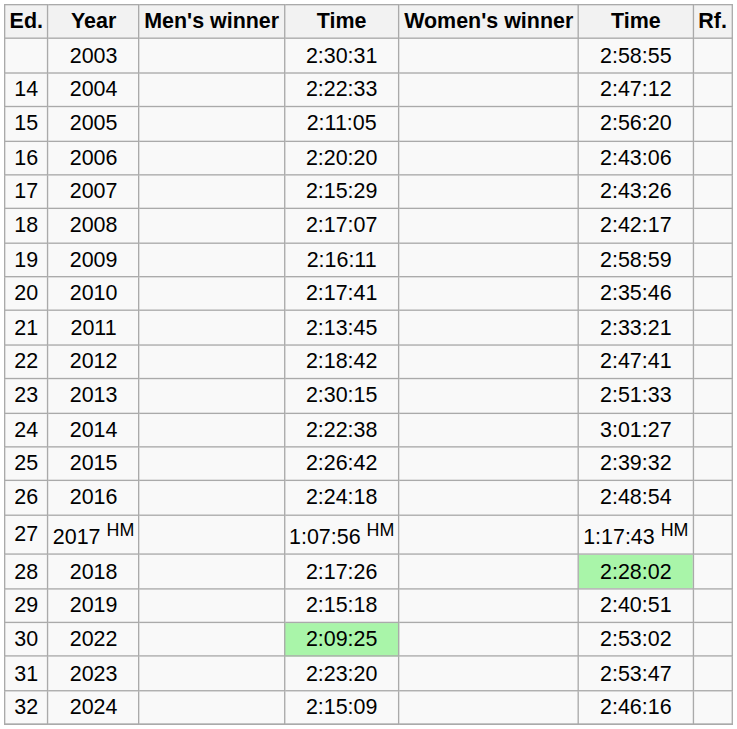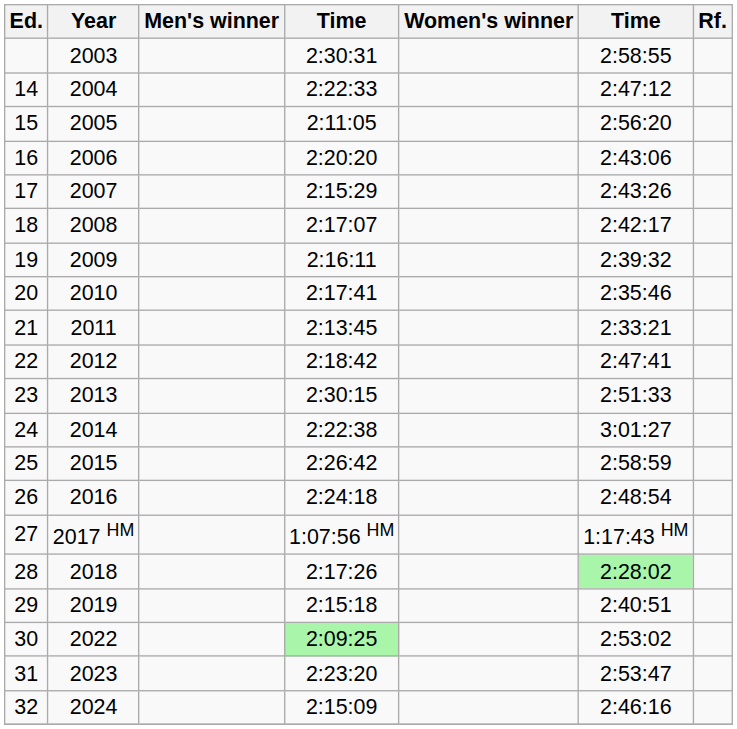(636, 259) 2:58:59 -> (636, 259) 2:39:32
(636, 463) 2:39:32 -> (636, 463) 2:58:59
